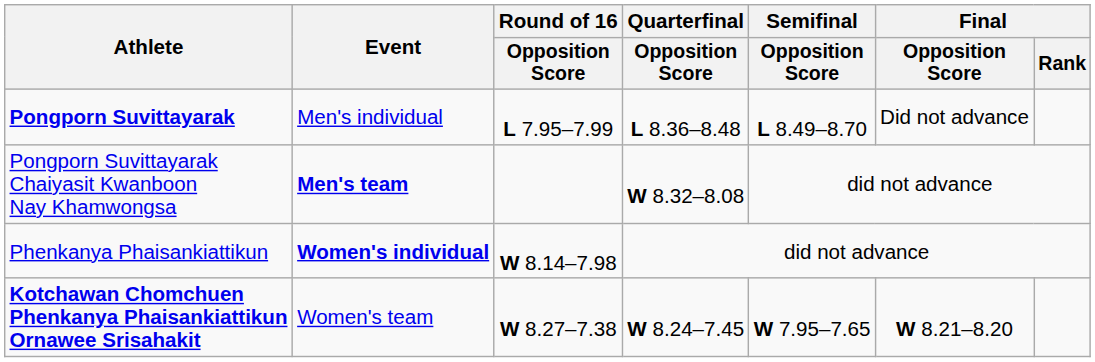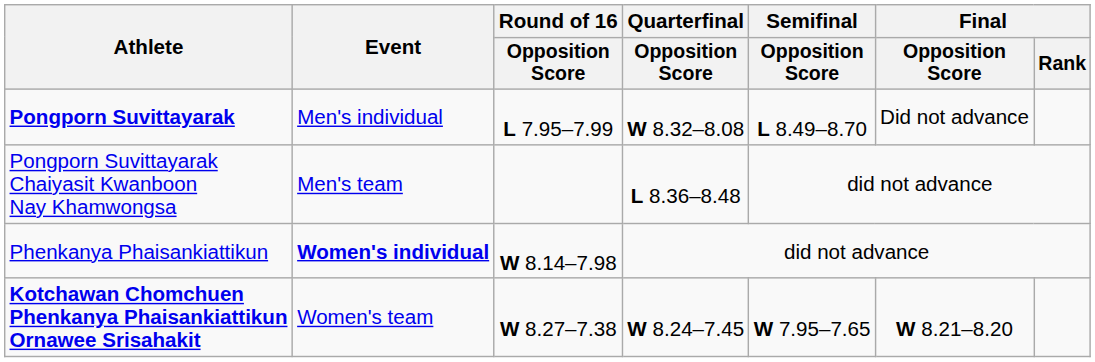(686, 129) L 8.36–8.48 -> (686, 129) W 8.32–8.08
(353, 184) bold -> (350, 184) normal
(686, 196) W 8.32–8.08 -> (686, 196) L 8.36–8.48
